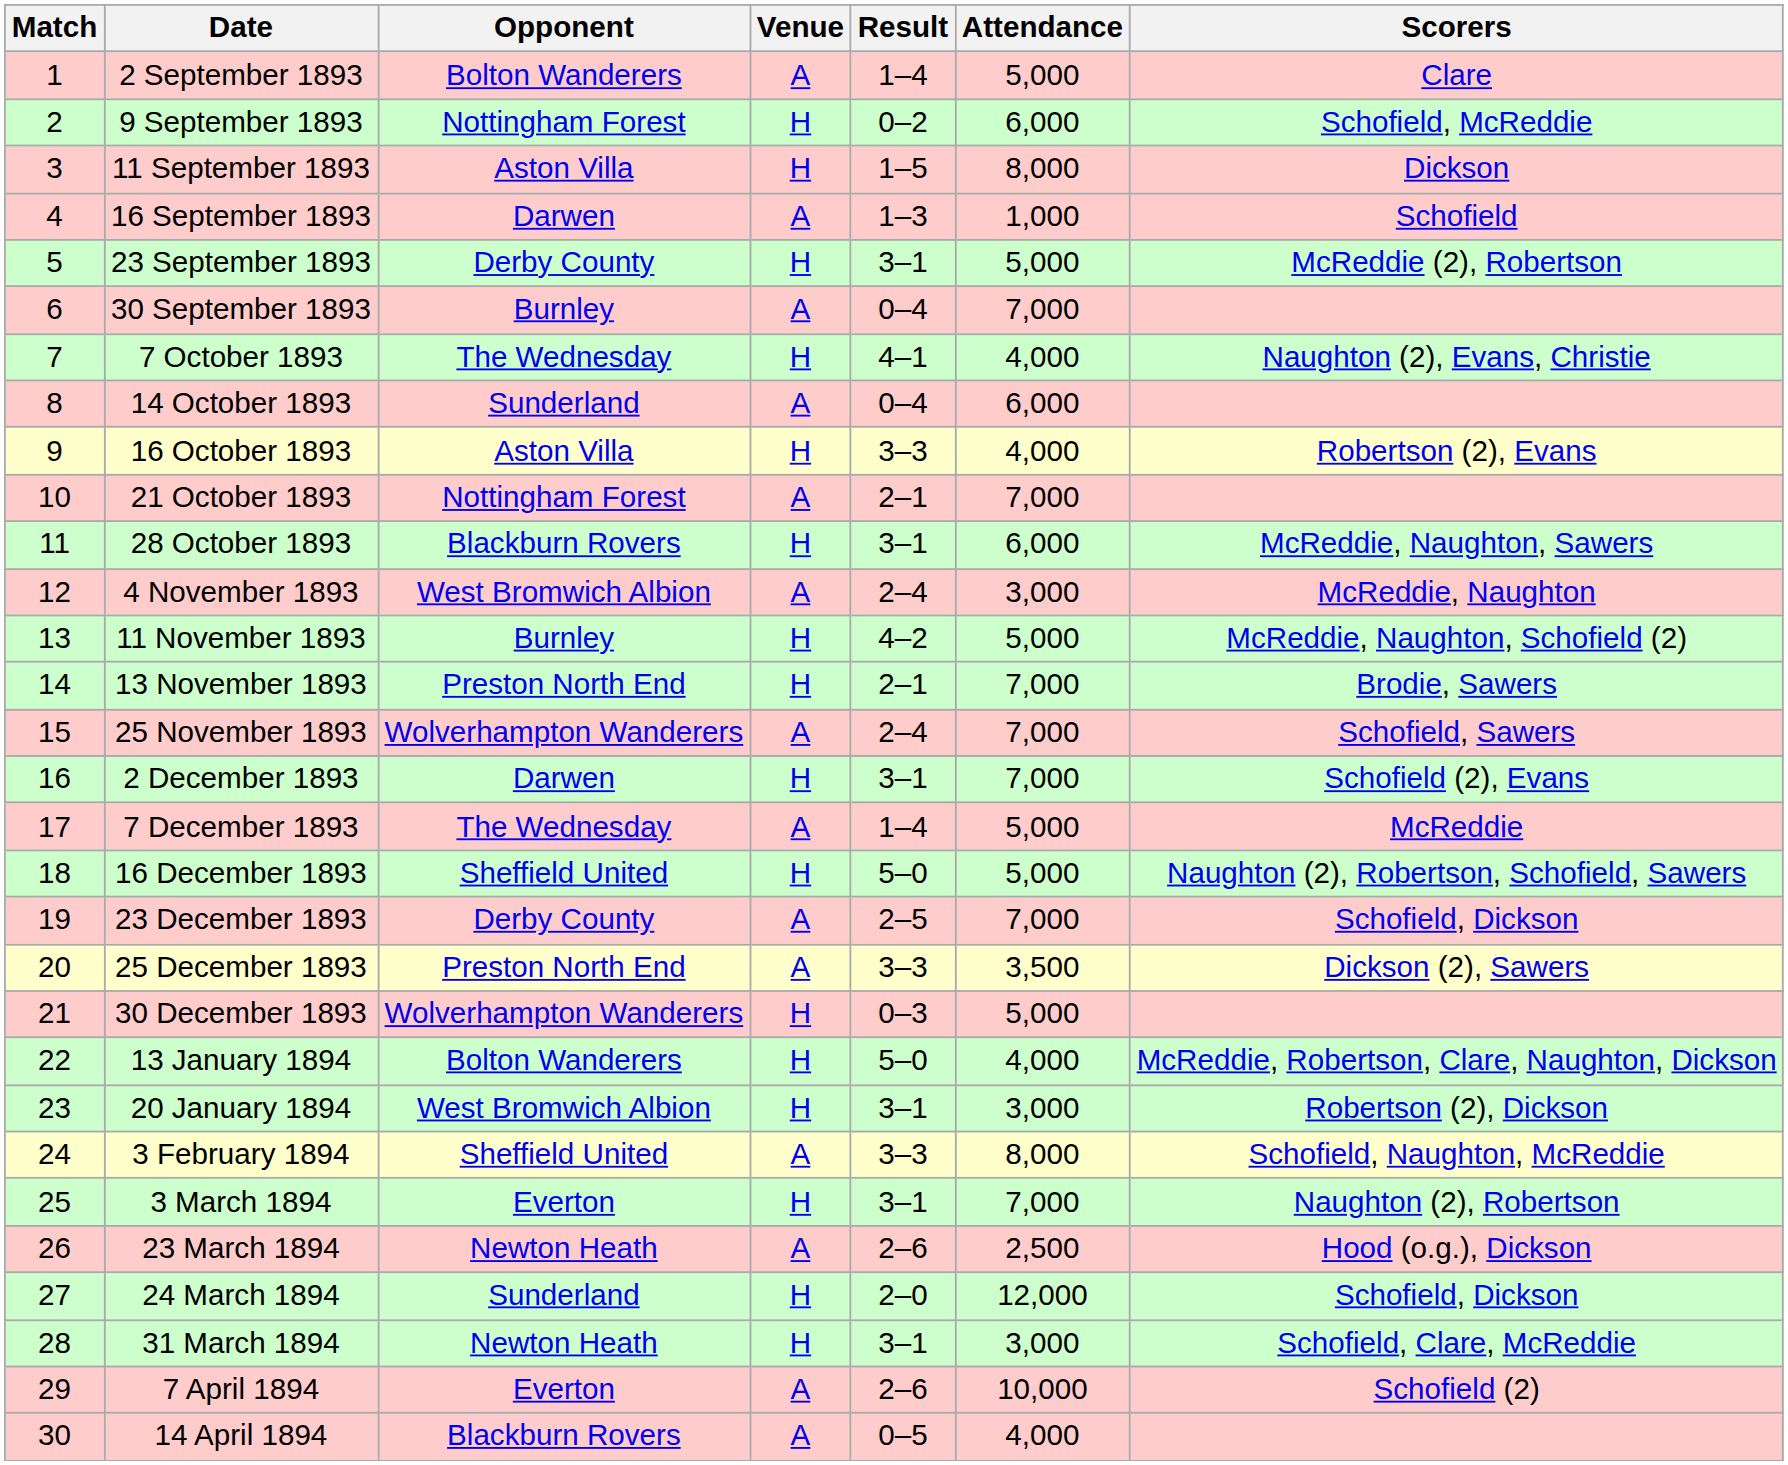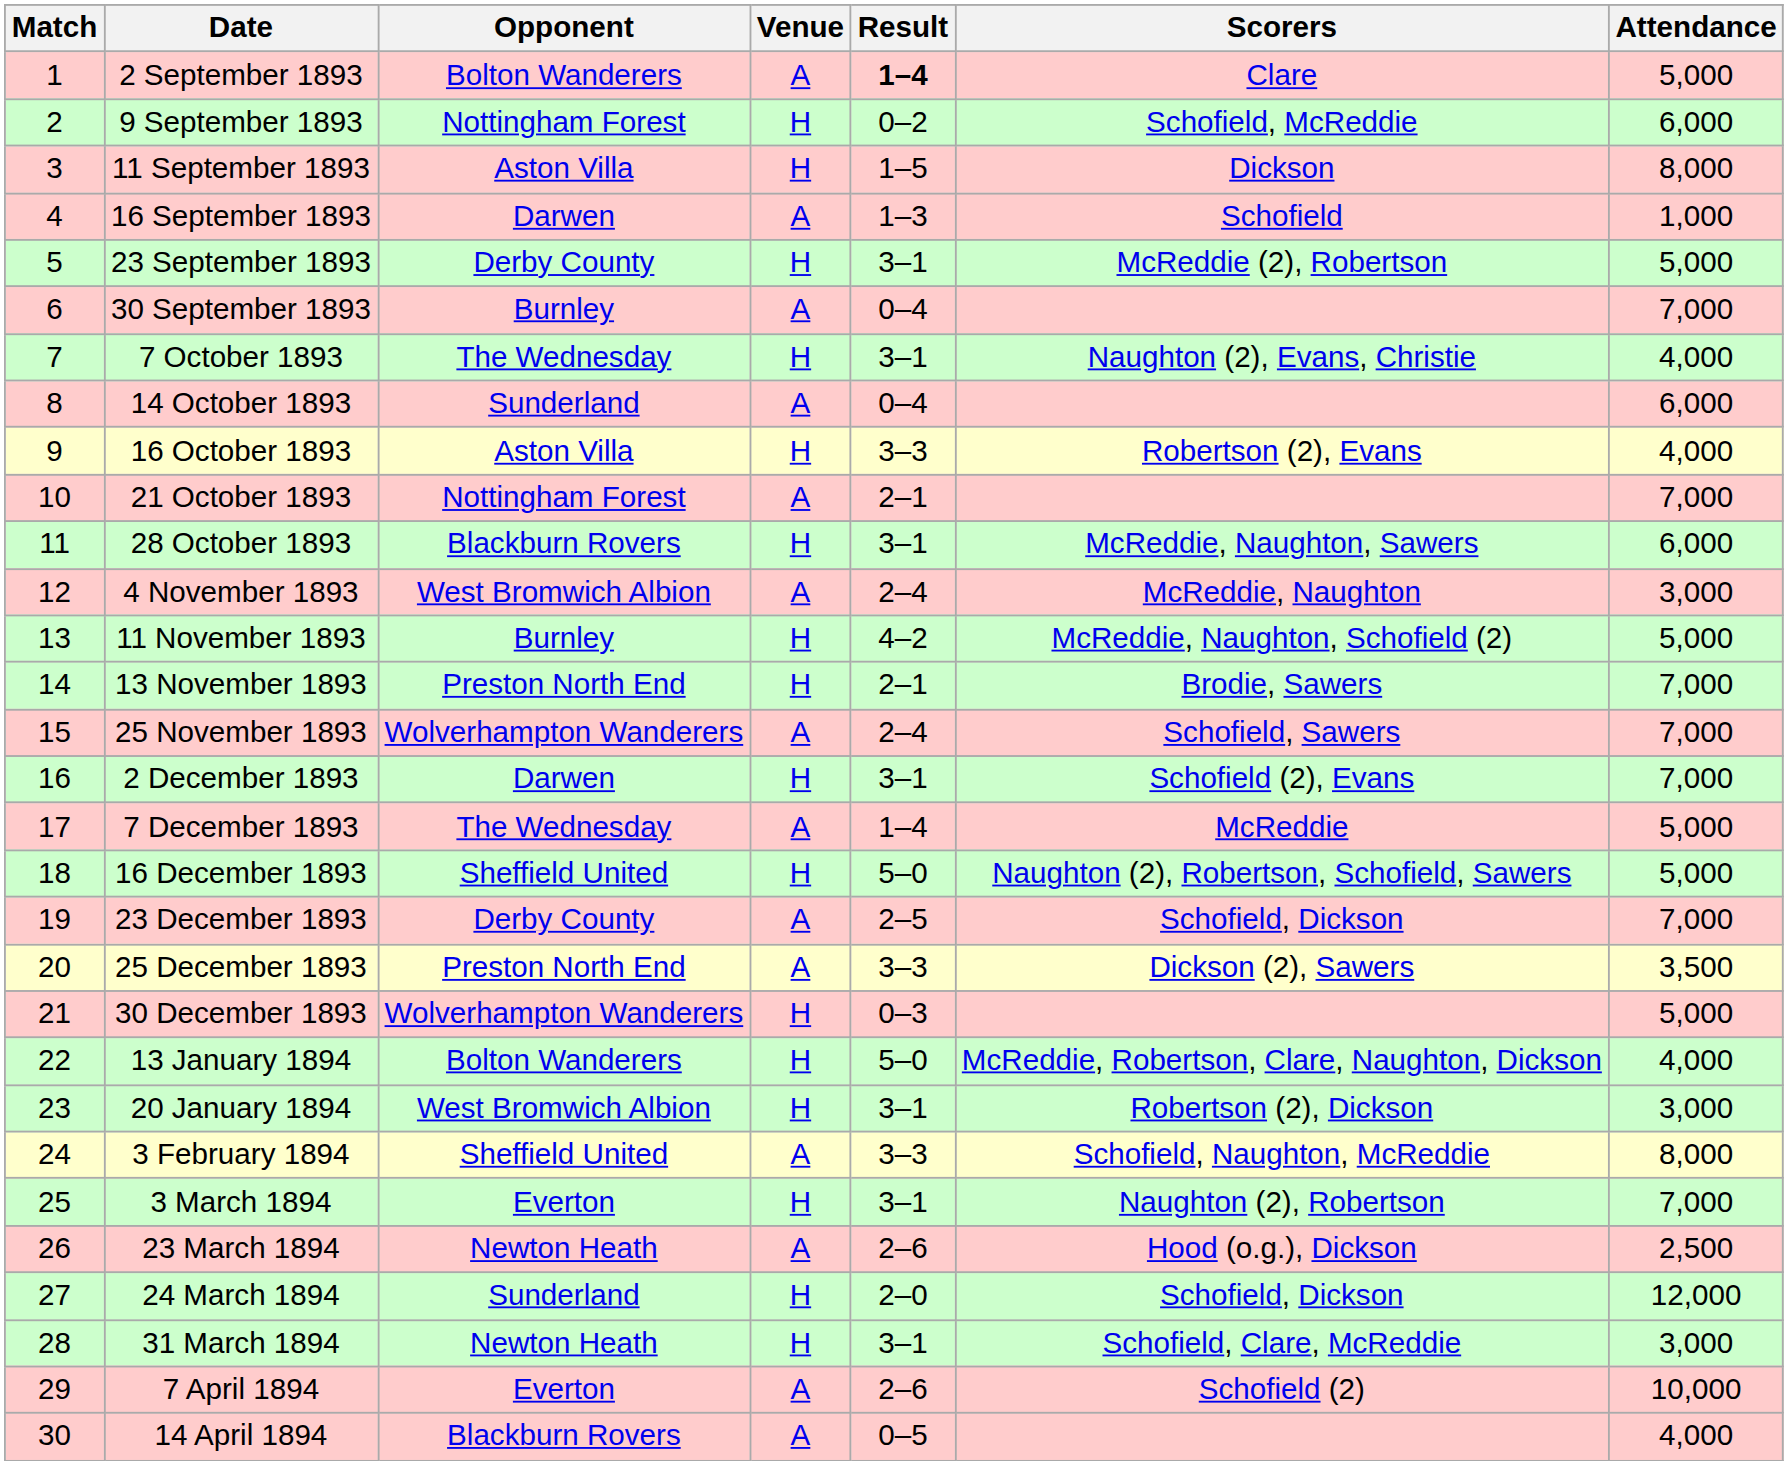columns swapped: (1042, 27) <-> (1457, 27)
(903, 74) normal -> (903, 74) bold
(903, 356) 4–1 -> (903, 356) 3–1
